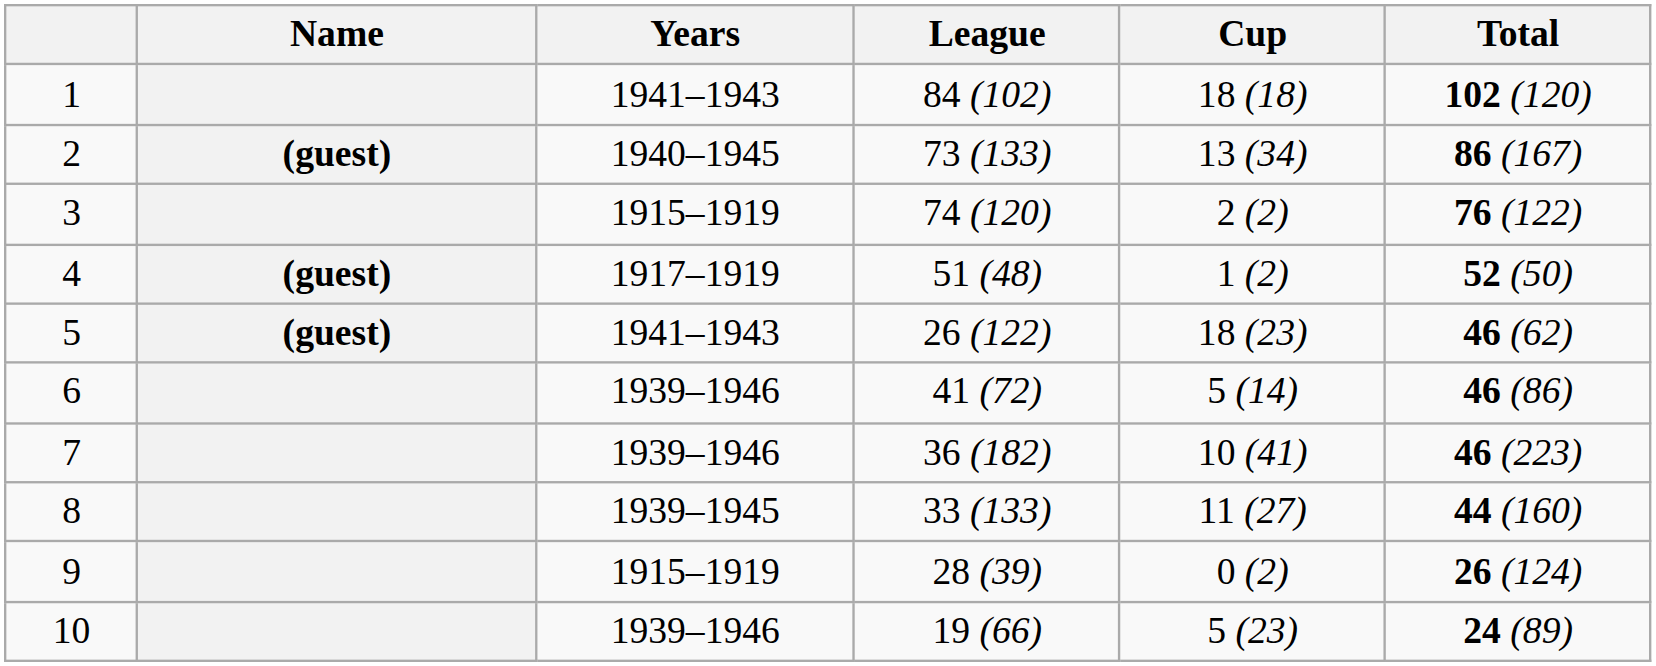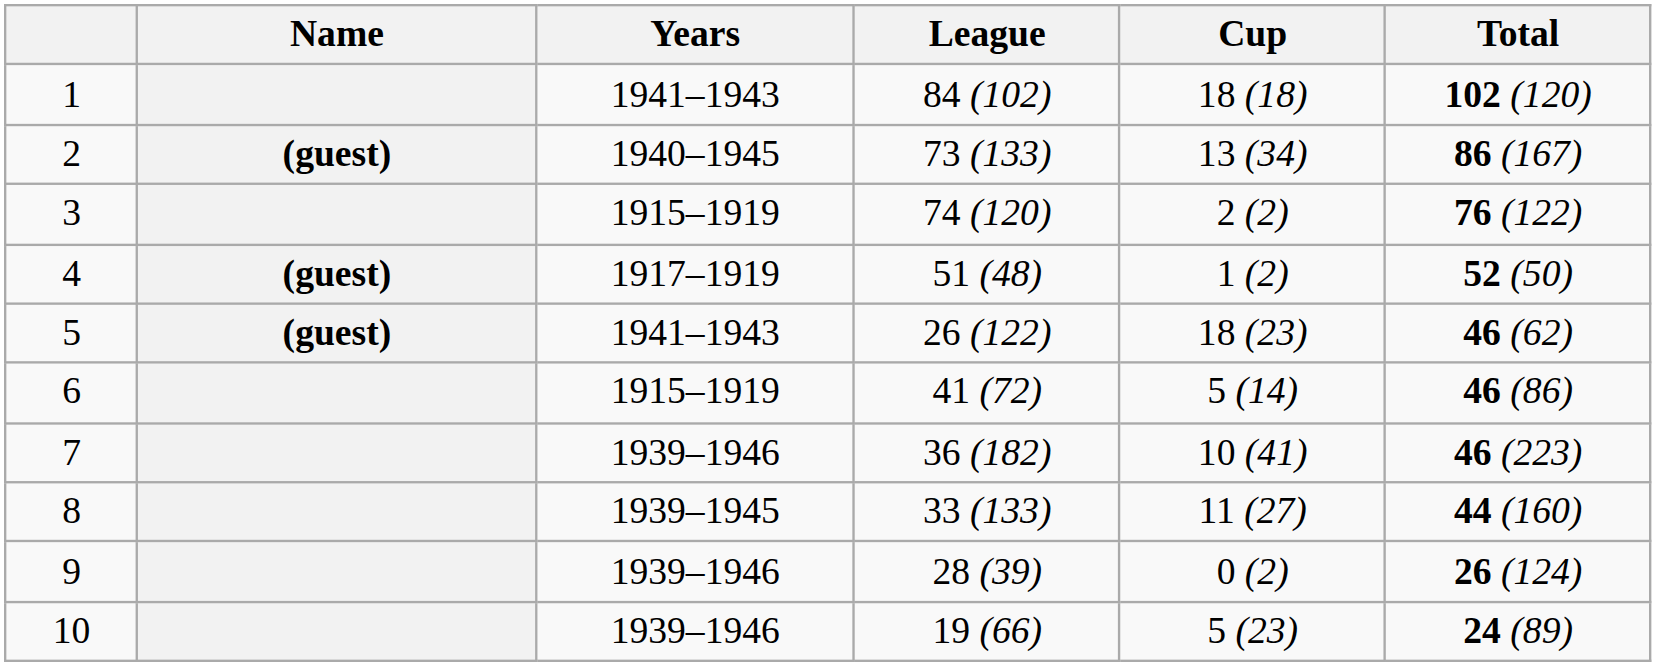(695, 392) 1939–1946 -> (695, 392) 1915–1919
(695, 570) 1915–1919 -> (695, 570) 1939–1946
